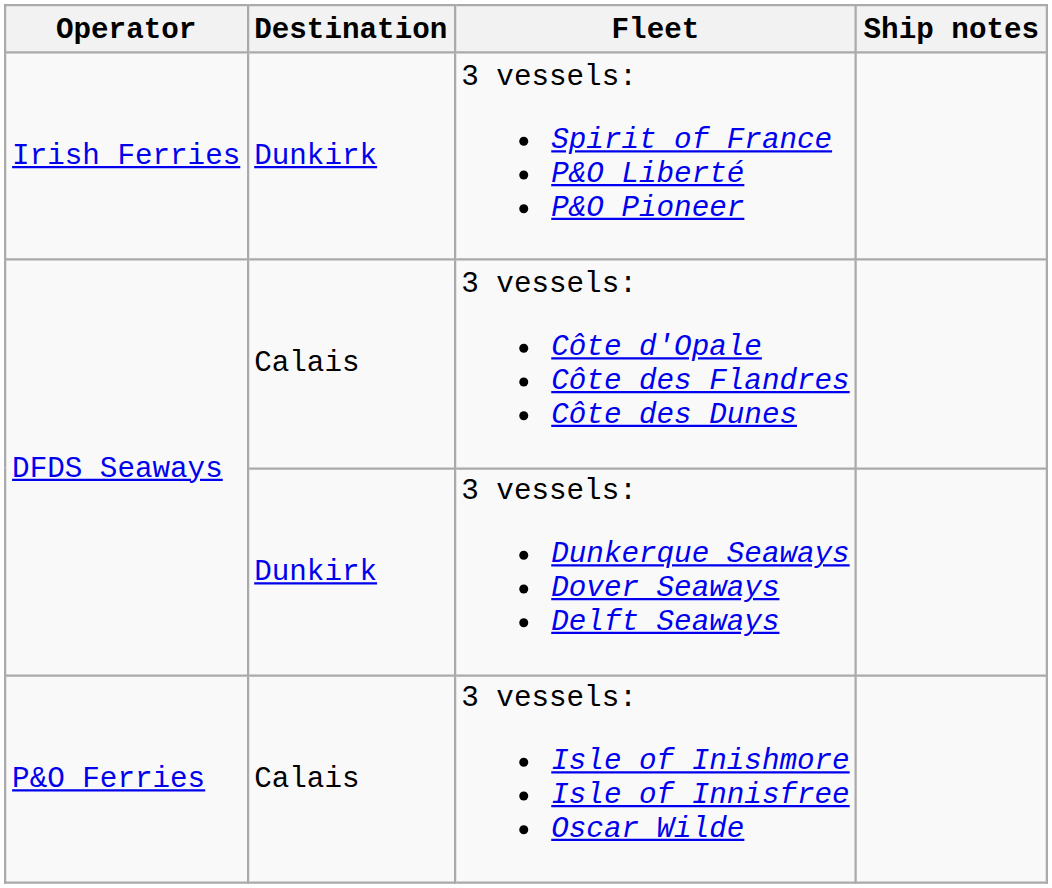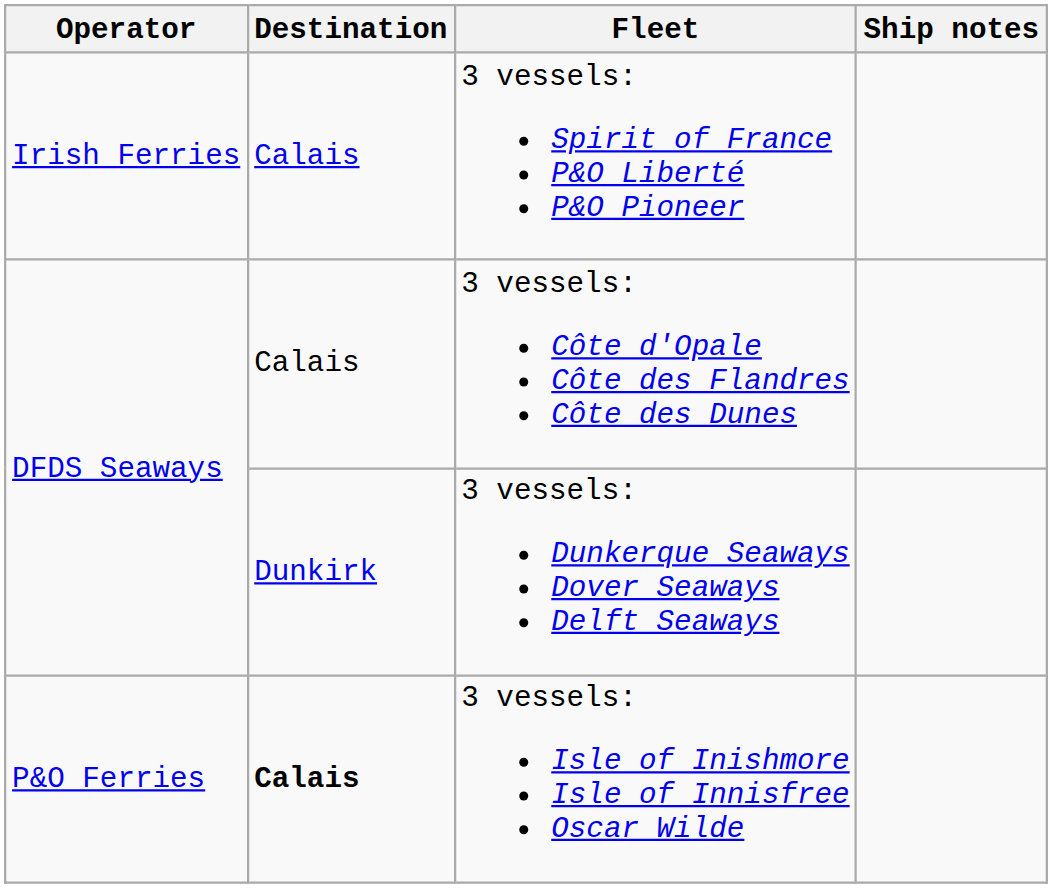(316, 157) Dunkirk -> (307, 157) Calais
(307, 779) normal -> (307, 779) bold
